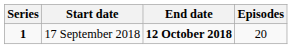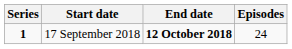(261, 33) 20 -> (261, 33) 24
